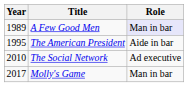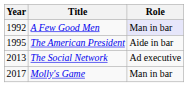(16, 27) 1989 -> (16, 27) 1992
(16, 58) 2010 -> (16, 58) 2013
